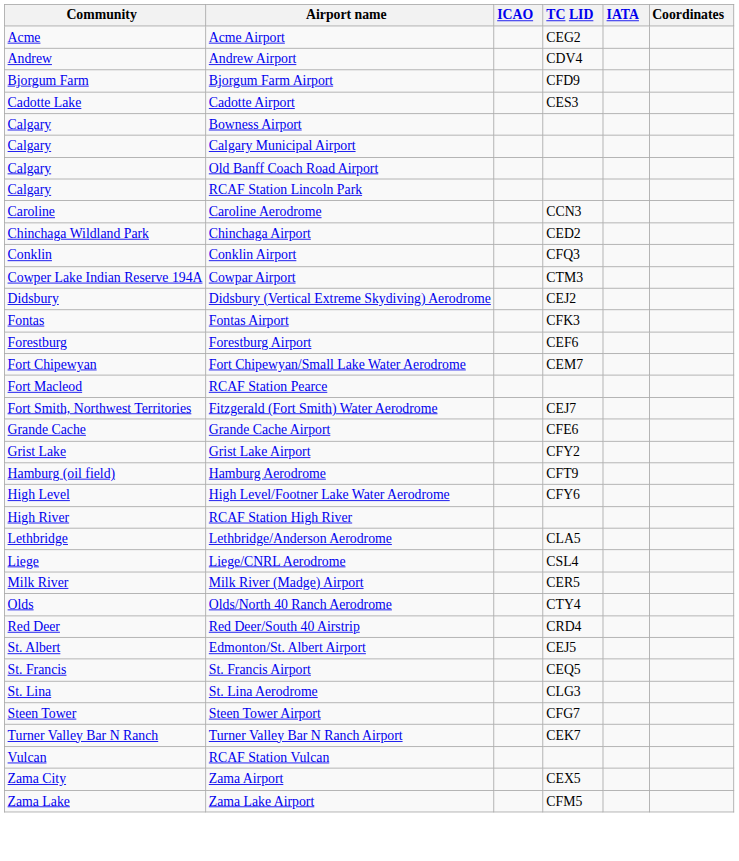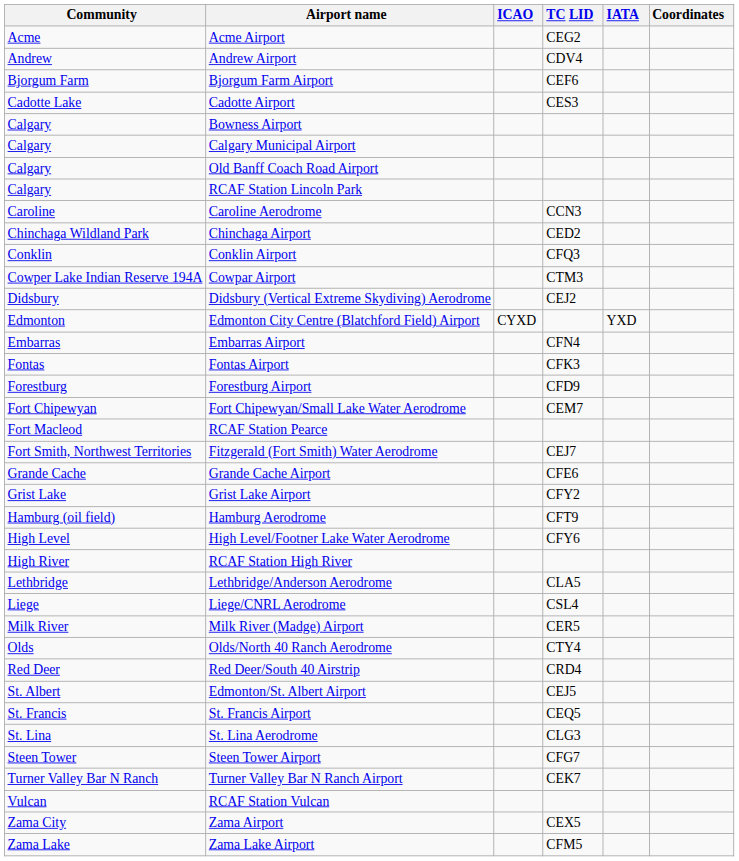(563, 80) CFD9 -> (562, 80) CEF6
+ row: (344, 320)
+ row: (257, 342)
(562, 342) CEF6 -> (563, 386) CFD9
